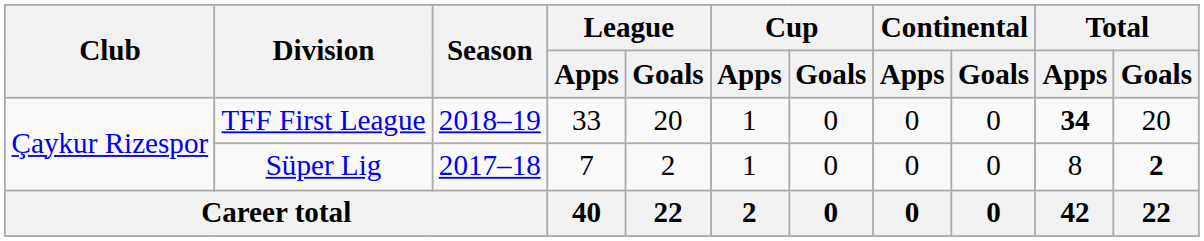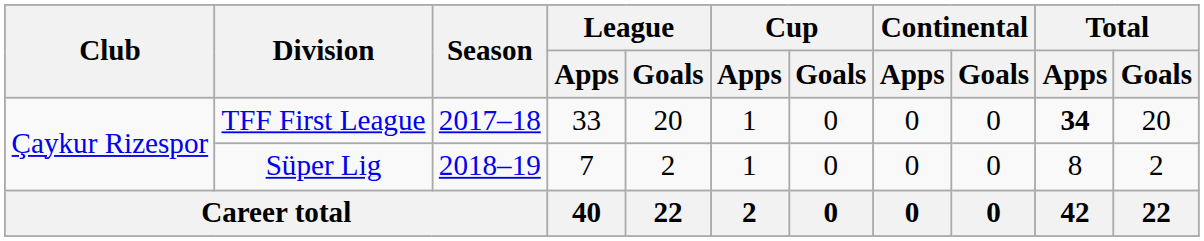(490, 119) 2018–19 -> (490, 119) 2017–18
(490, 166) 2017–18 -> (490, 166) 2018–19
(1156, 166) bold -> (1156, 166) normal
